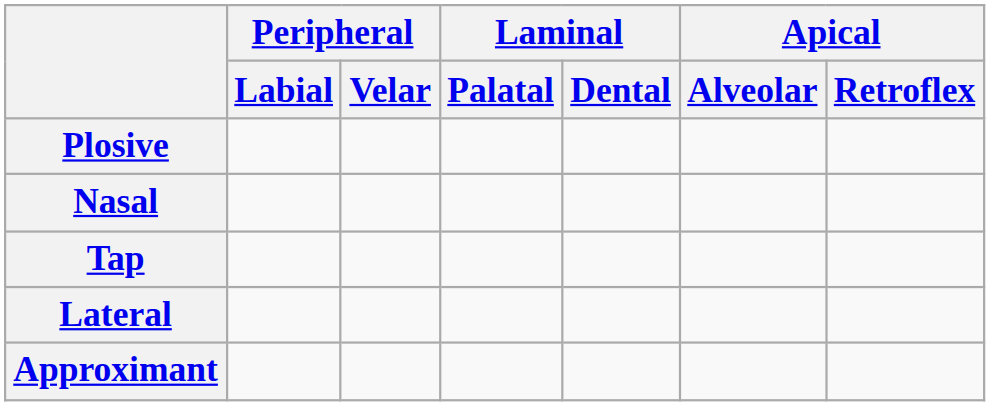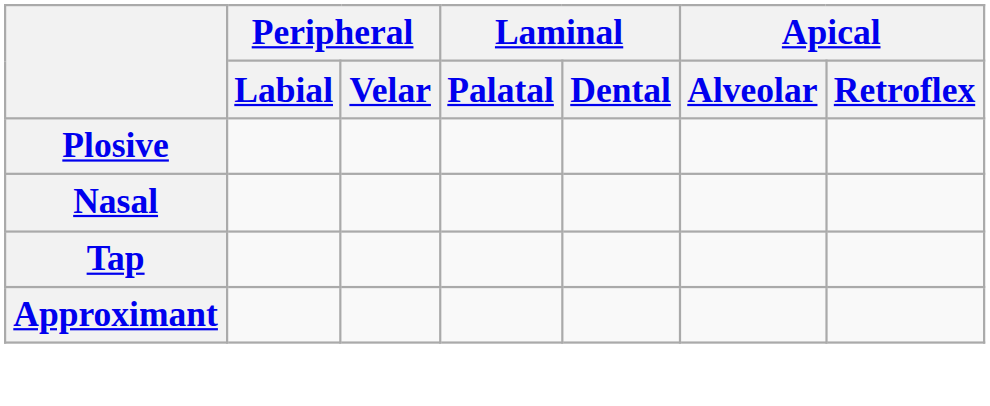- row: (116, 314)
